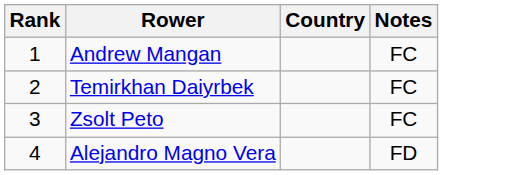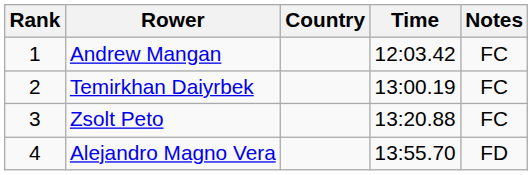+ column: (415, 20)
